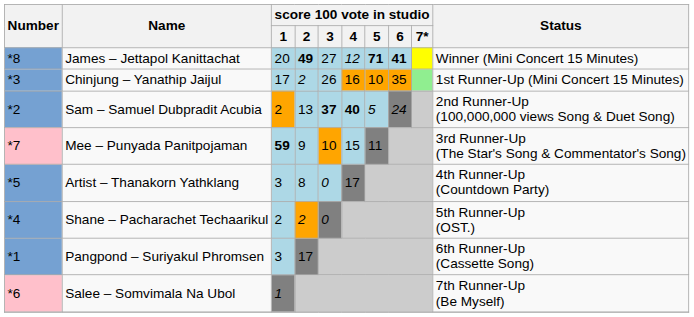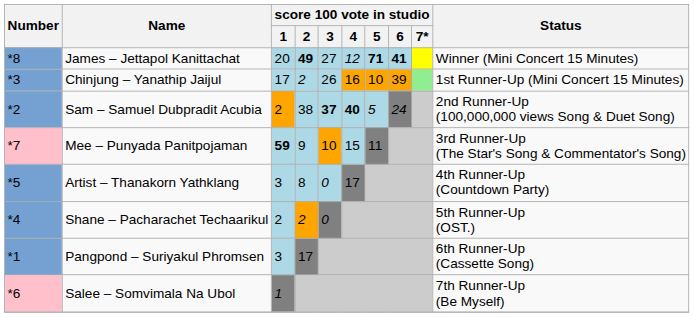(399, 79) 35 -> (399, 79) 39
(306, 109) 13 -> (306, 109) 38
